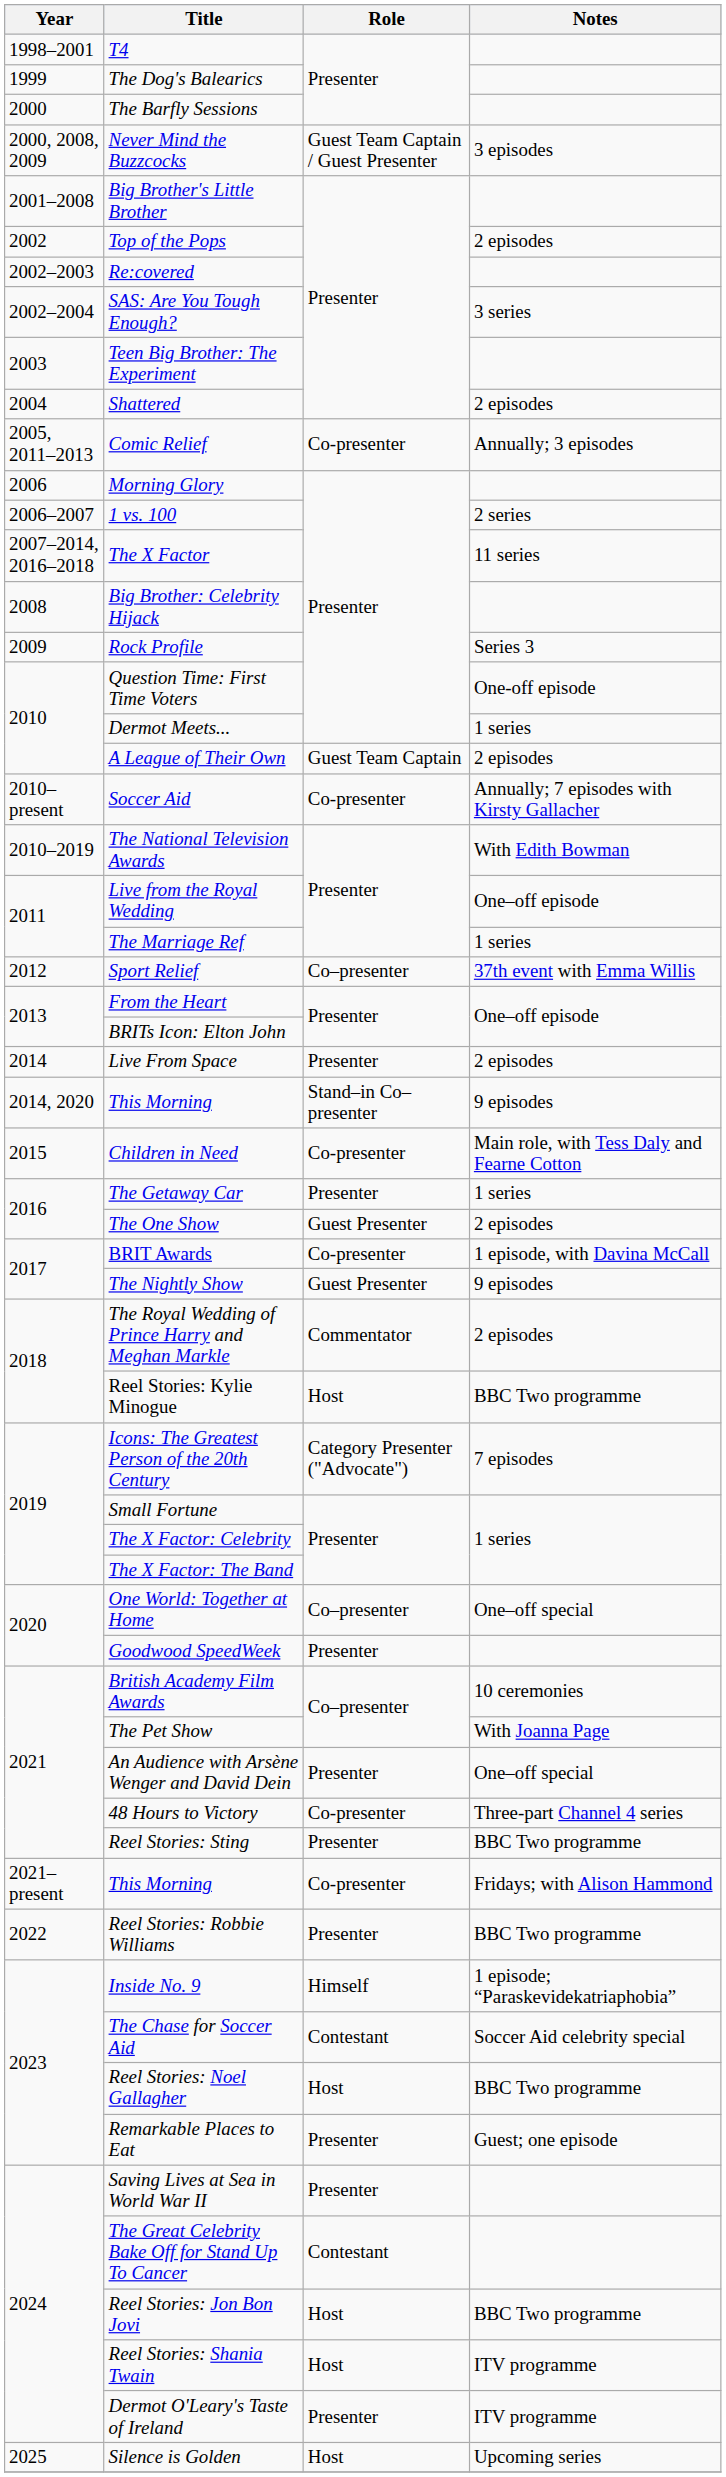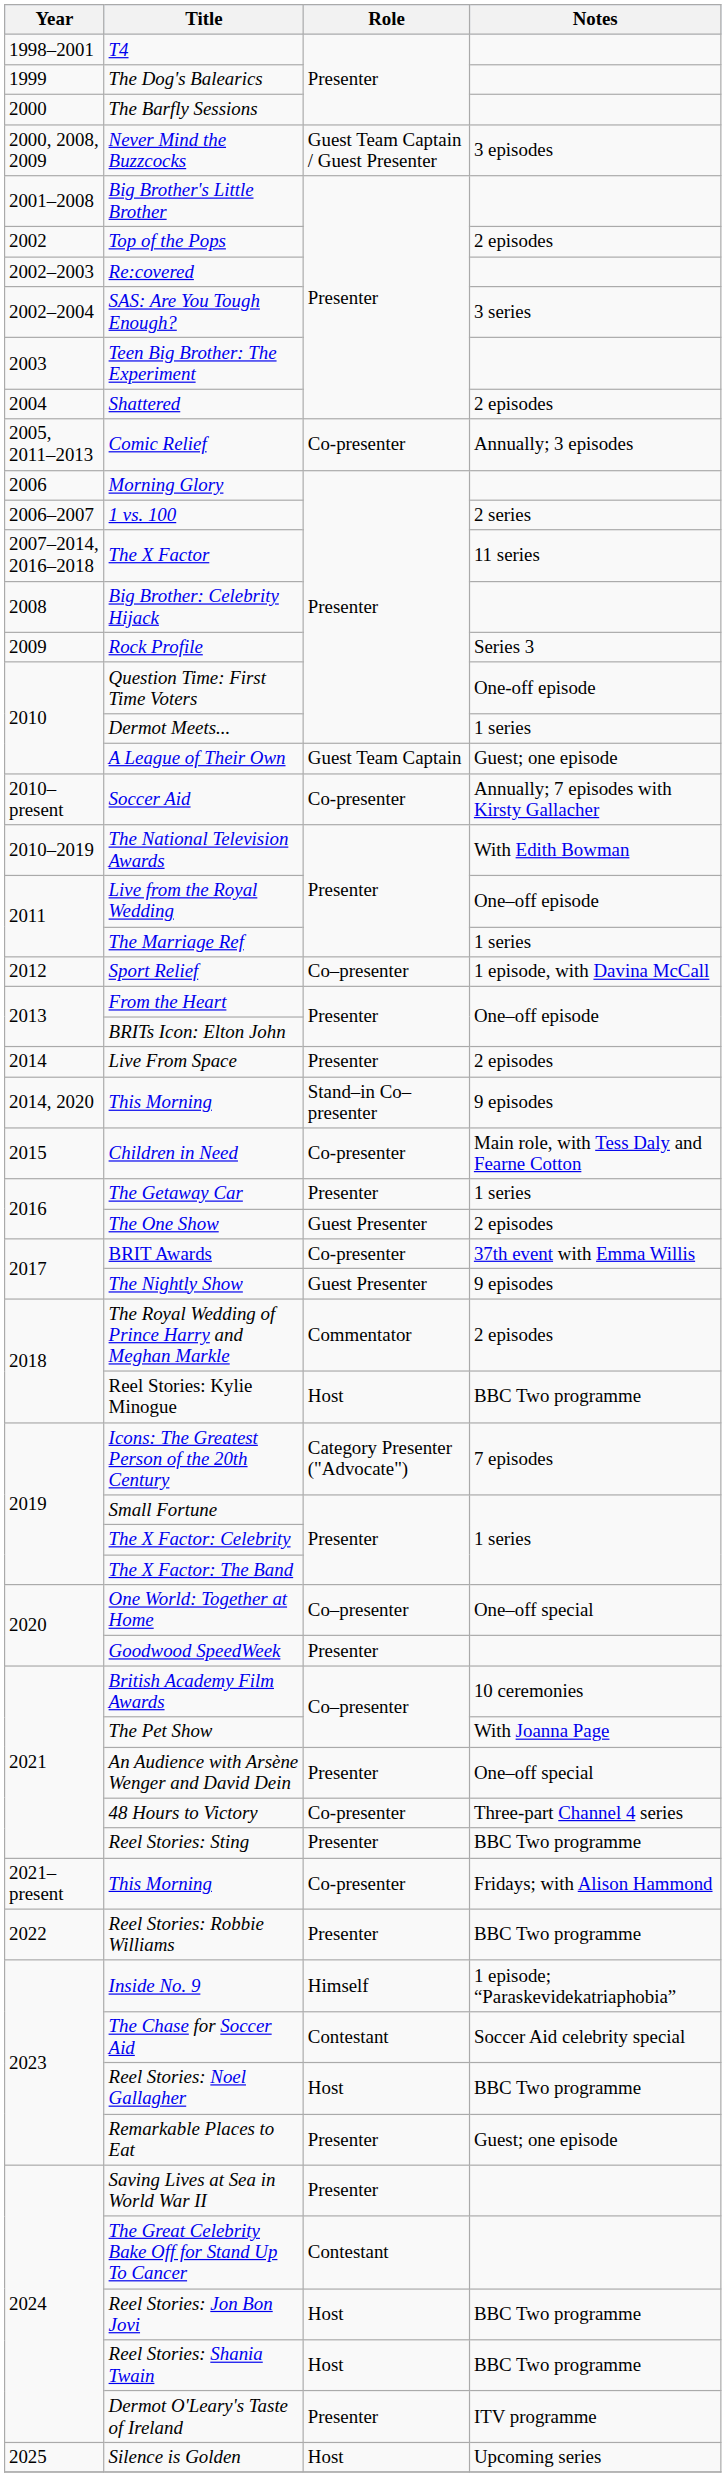(513, 758) 2 episodes -> (546, 758) Guest; one episode
(585, 971) 37th event with Emma Willis -> (592, 971) 1 episode, with Davina McCall
(592, 1253) 1 episode, with Davina McCall -> (585, 1253) 37th event with Emma Willis
(535, 2365) ITV programme -> (557, 2365) BBC Two programme
